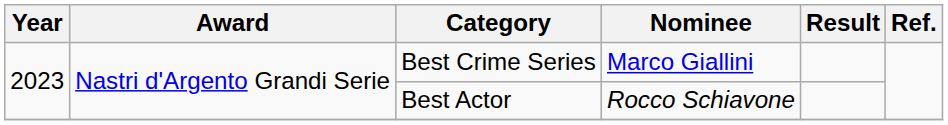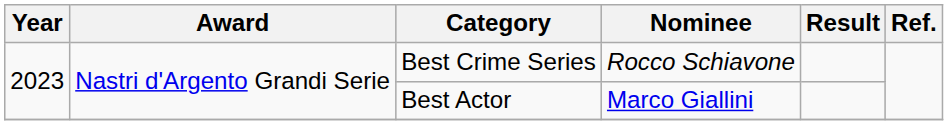(680, 61) Marco Giallini -> (701, 61) Rocco Schiavone
(701, 100) Rocco Schiavone -> (680, 100) Marco Giallini
